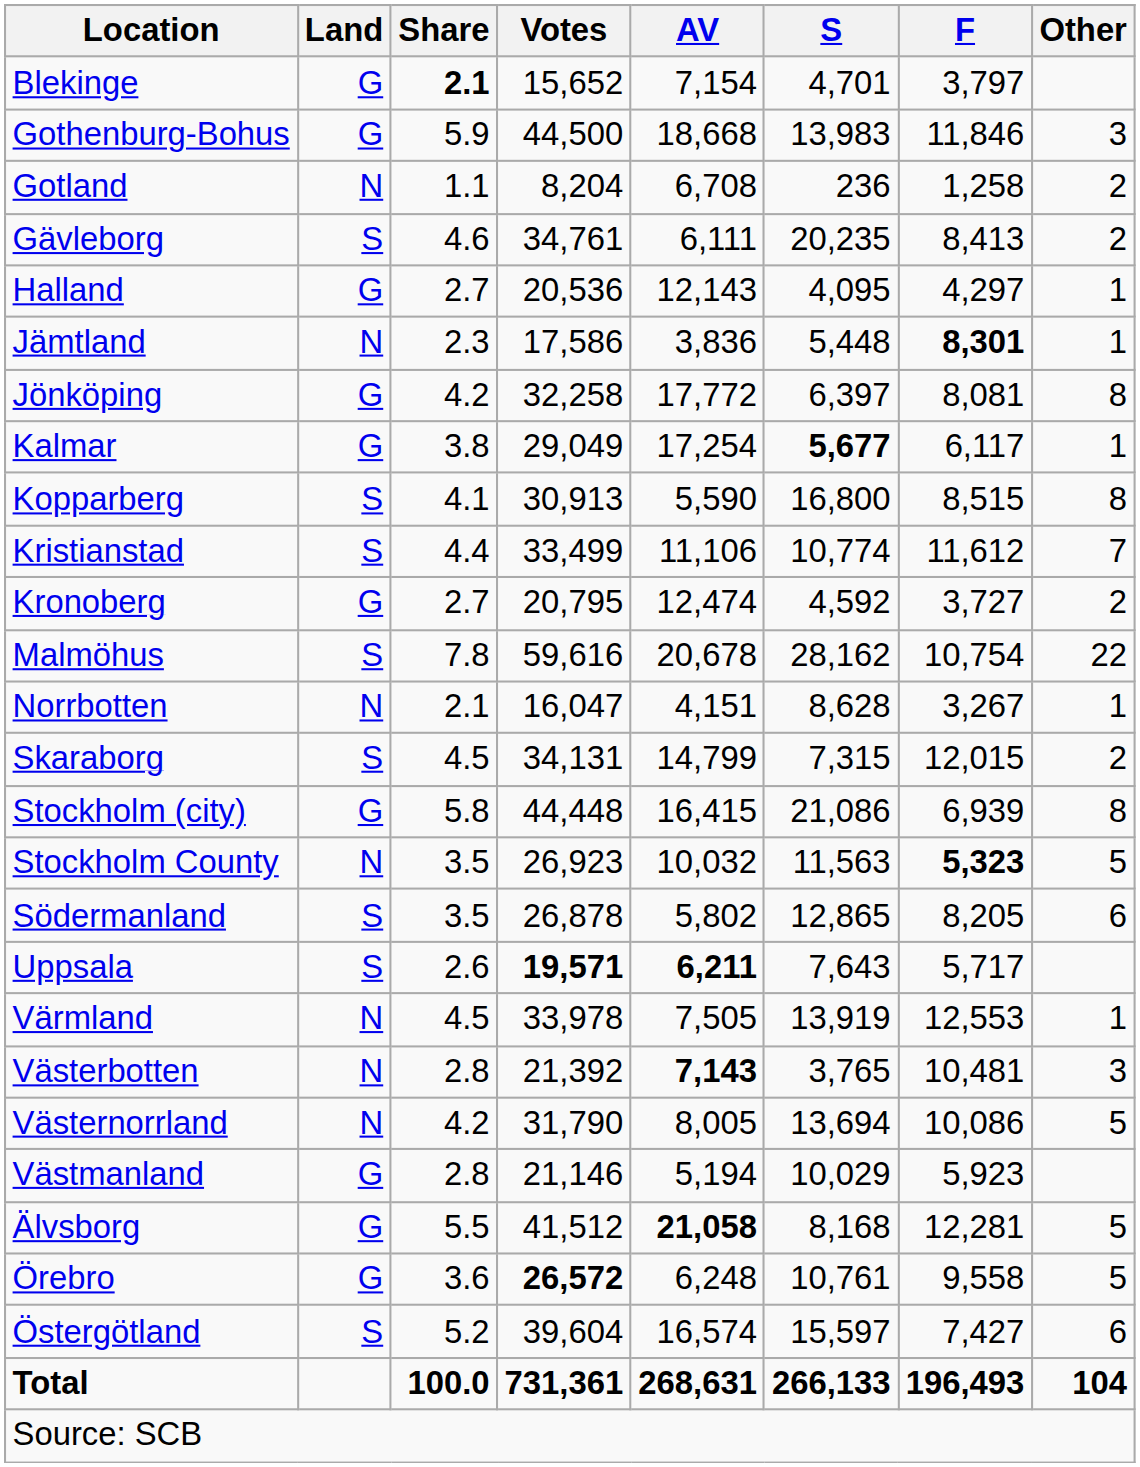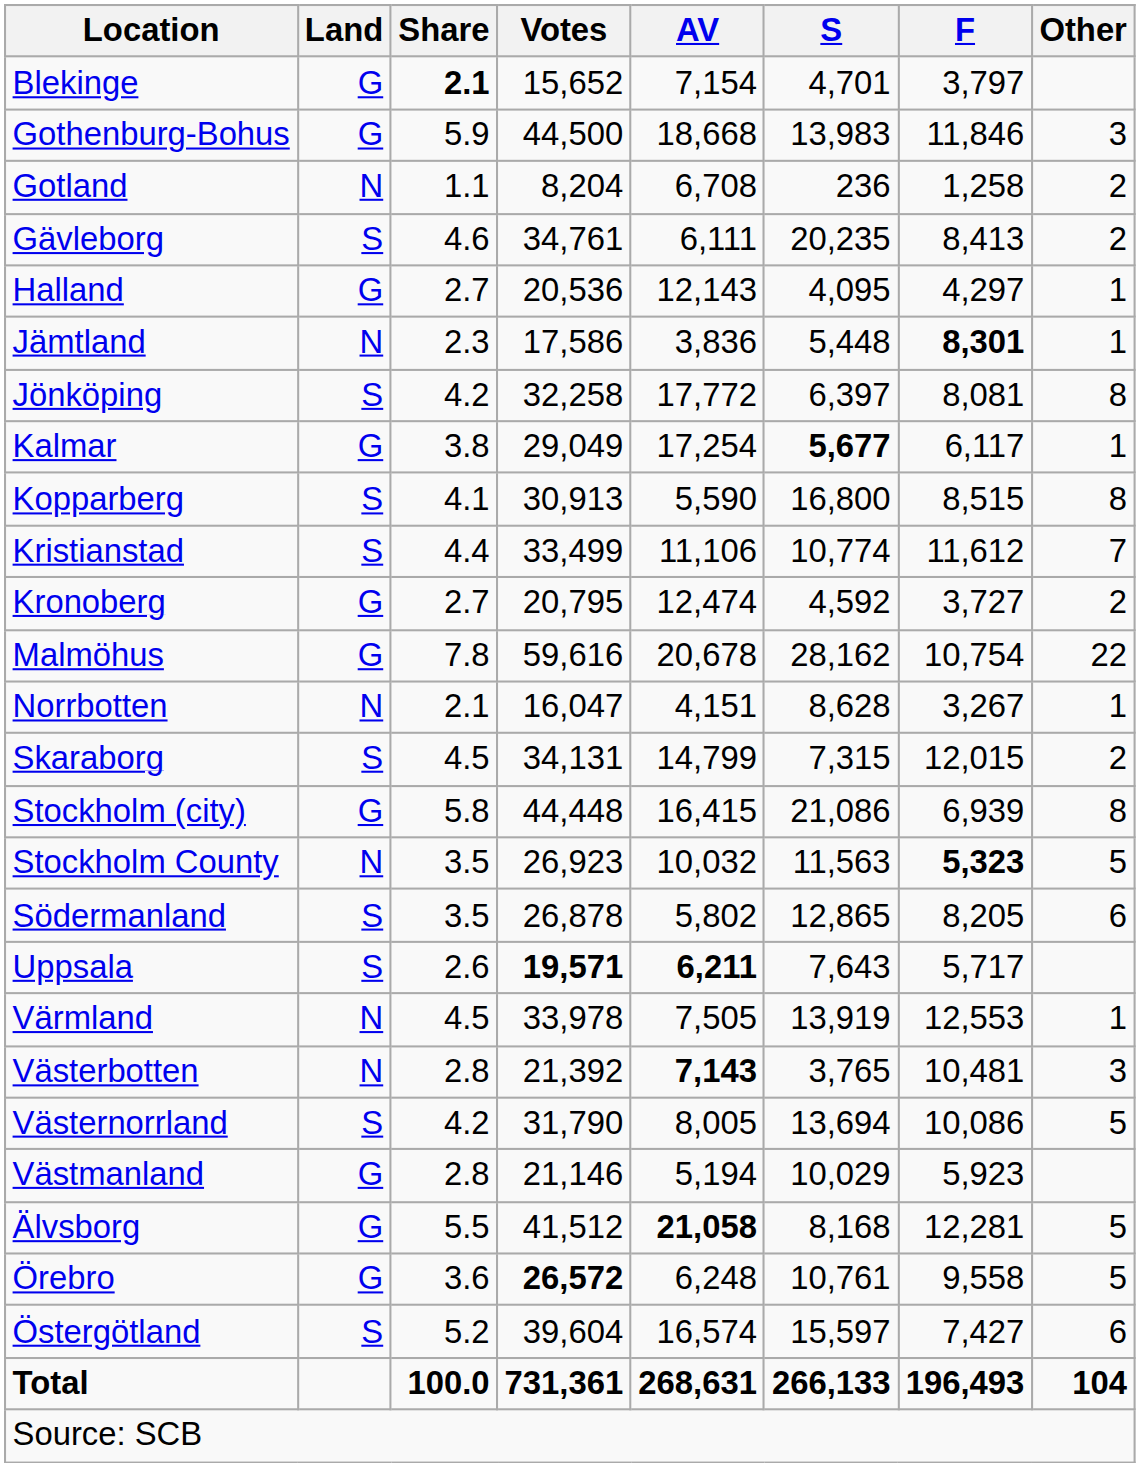(370, 394) G -> (372, 394) S
(372, 654) S -> (370, 654) G
(371, 1122) N -> (372, 1122) S
